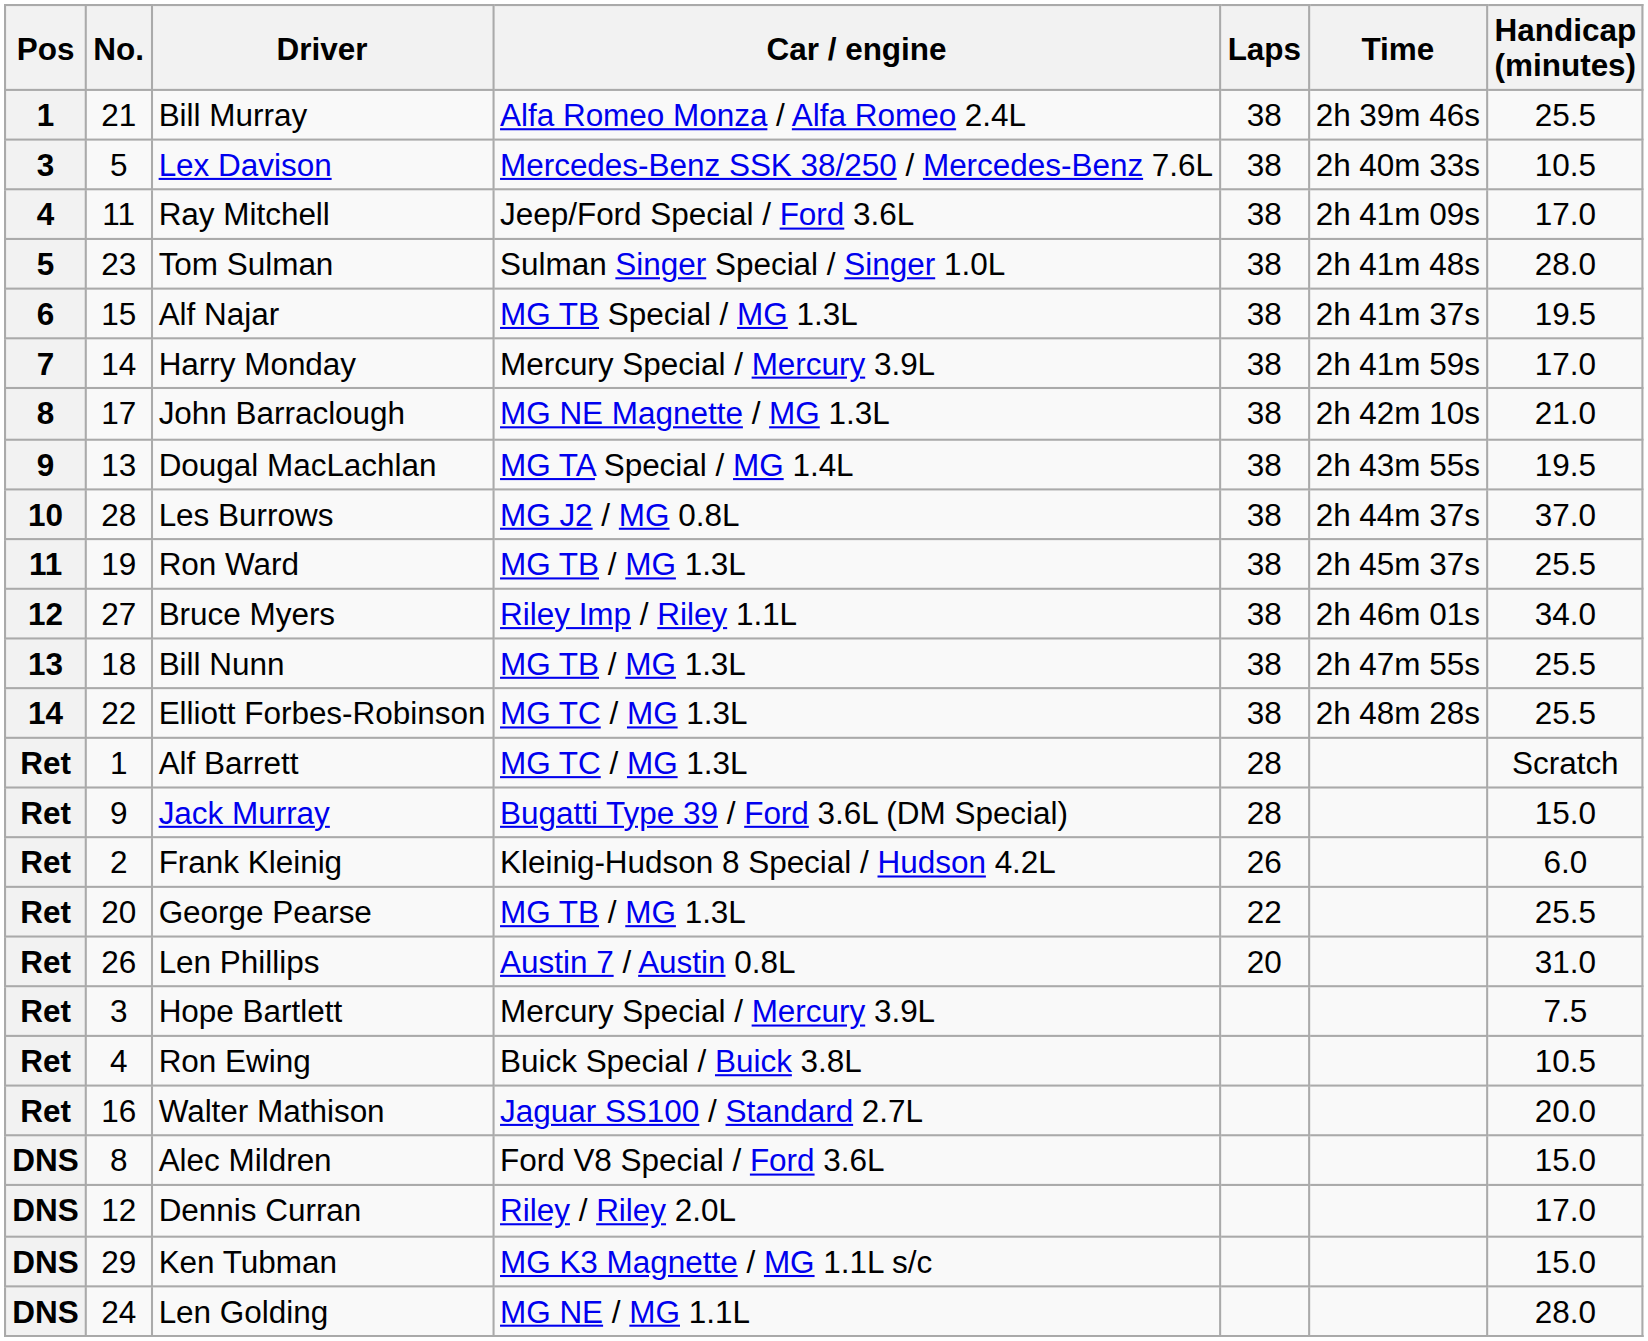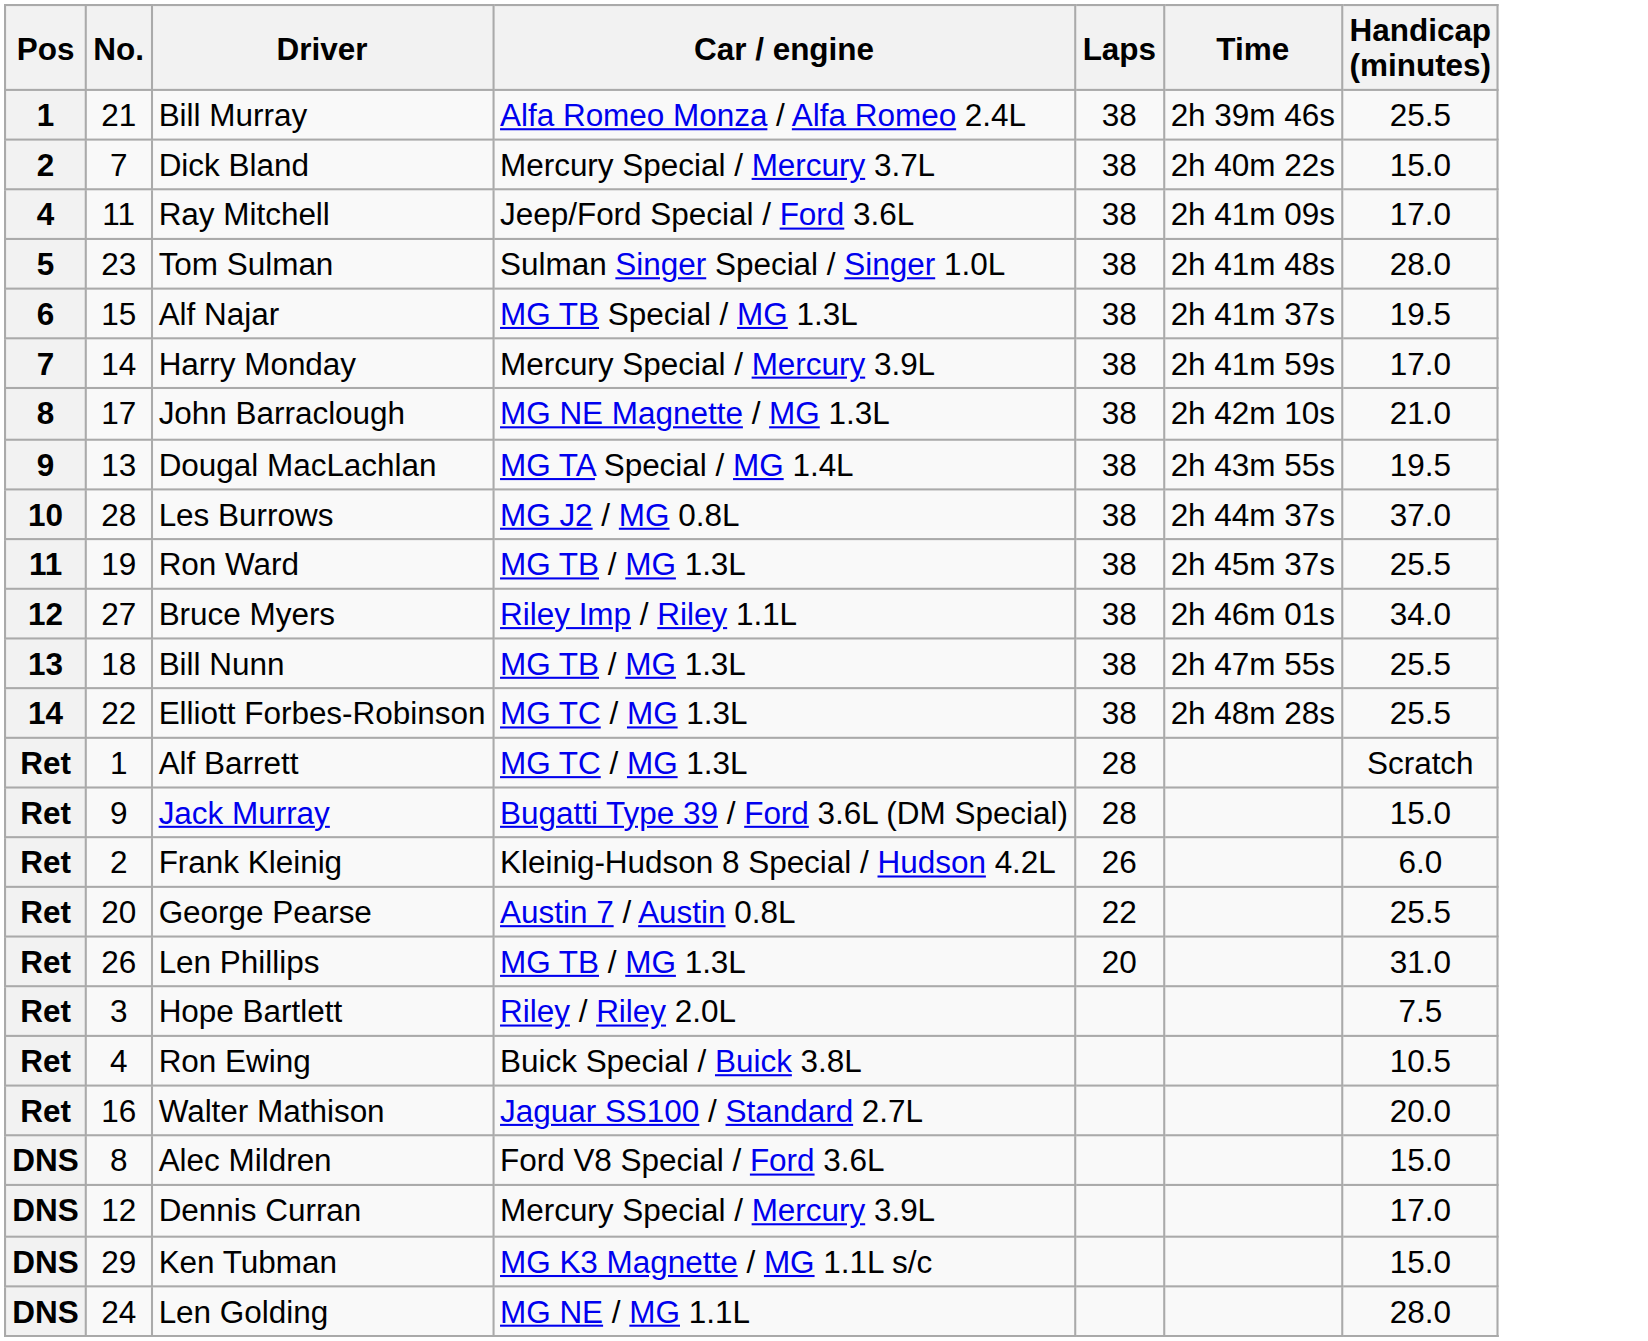+ row: (234, 165)
- row: (245, 165)
(623, 912) MG TB / MG 1.3L -> (648, 912) Austin 7 / Austin 0.8L
(648, 962) Austin 7 / Austin 0.8L -> (623, 962) MG TB / MG 1.3L
(718, 1012) Mercury Special / Mercury 3.9L -> (618, 1012) Riley / Riley 2.0L
(618, 1211) Riley / Riley 2.0L -> (718, 1211) Mercury Special / Mercury 3.9L
